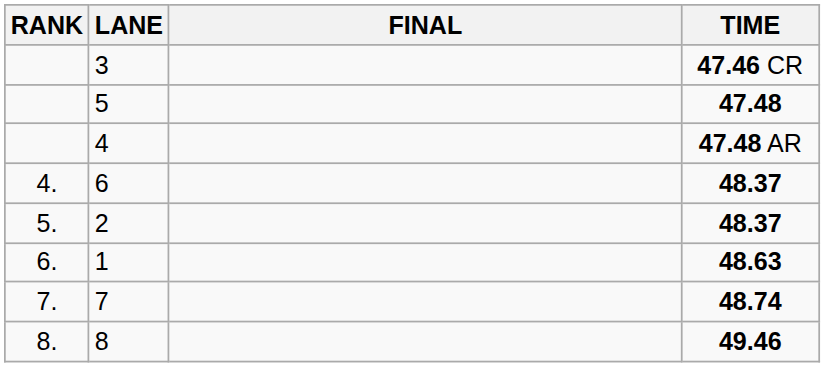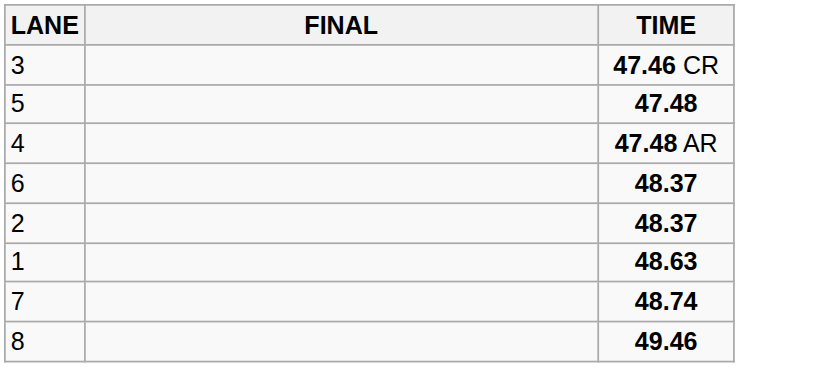- column: (47, 25)
